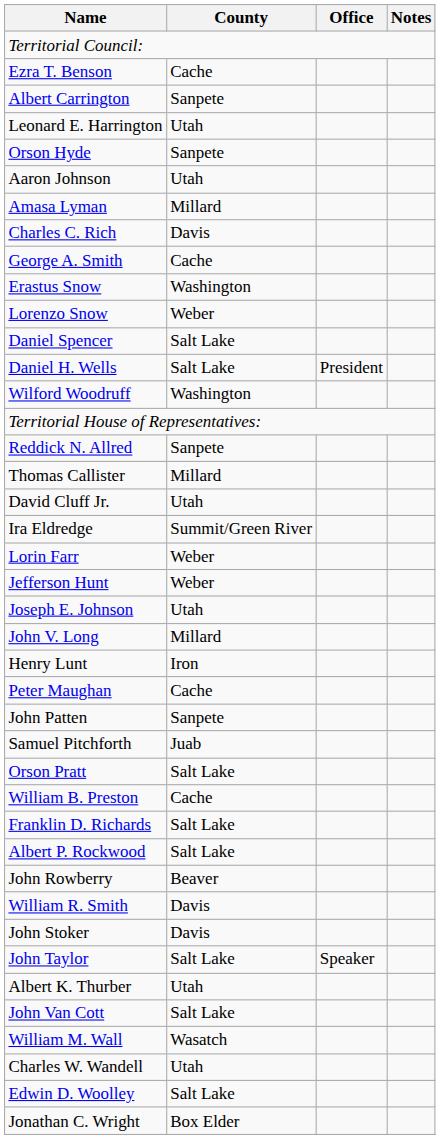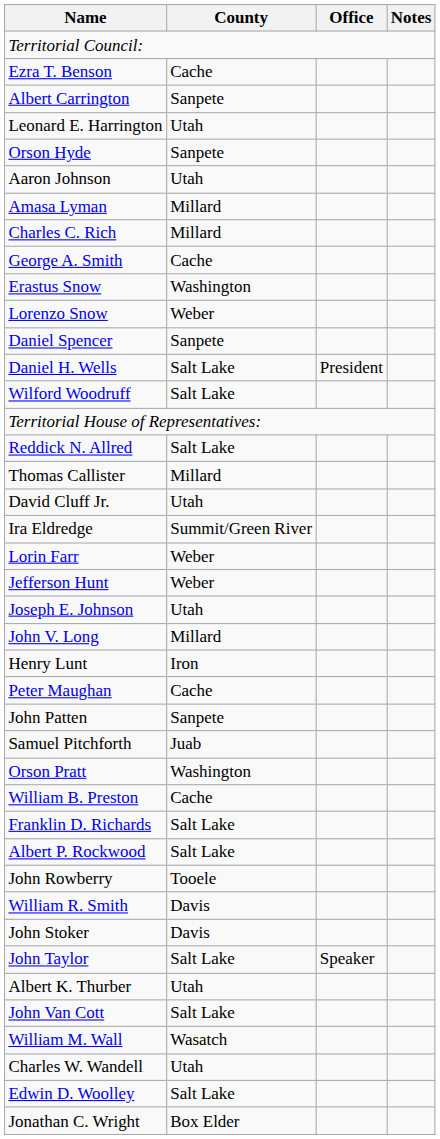(190, 233) Davis -> (196, 233) Millard
(203, 340) Salt Lake -> (197, 340) Sanpete
(211, 394) Washington -> (203, 394) Salt Lake
(197, 448) Sanpete -> (203, 448) Salt Lake
(203, 771) Salt Lake -> (211, 771) Washington
(194, 878) Beaver -> (193, 878) Tooele
